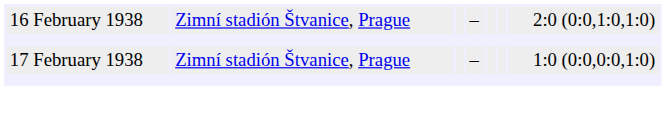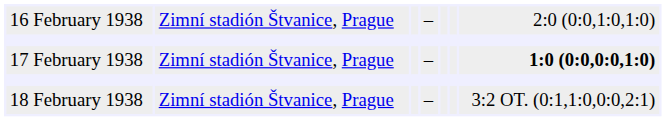(594, 60) normal -> (592, 60) bold
+ row: (76, 99)
